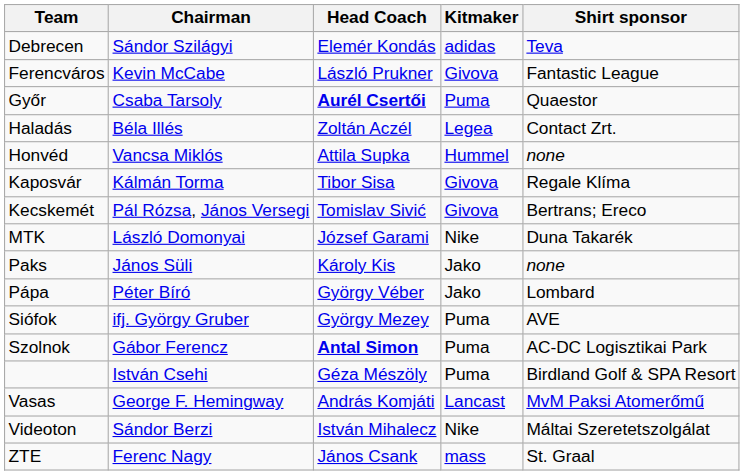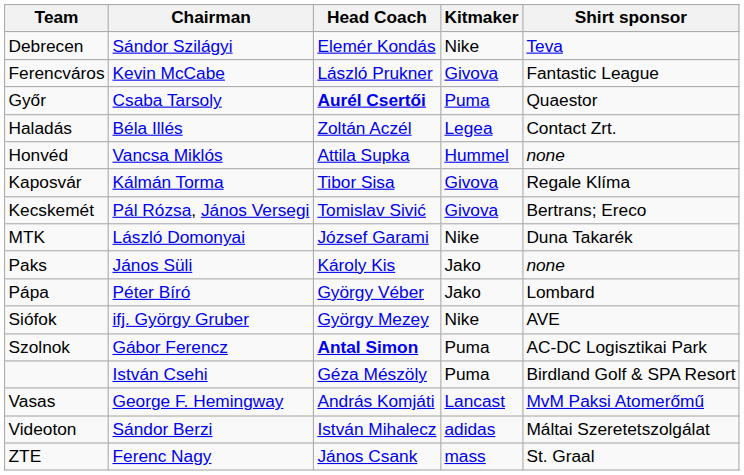(470, 45) adidas -> (462, 45) Nike
(467, 319) Puma -> (462, 319) Nike
(462, 429) Nike -> (470, 429) adidas
